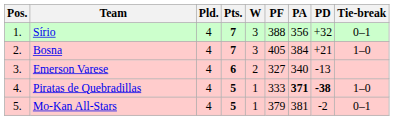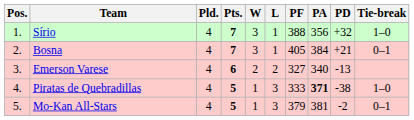+ column: (275, 13)
(362, 32) 0–1 -> (382, 32) 1–0
(362, 50) 1–0 -> (382, 50) 0–1
(323, 87) bold -> (343, 87) normal
